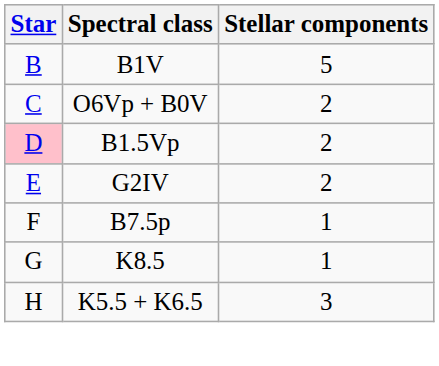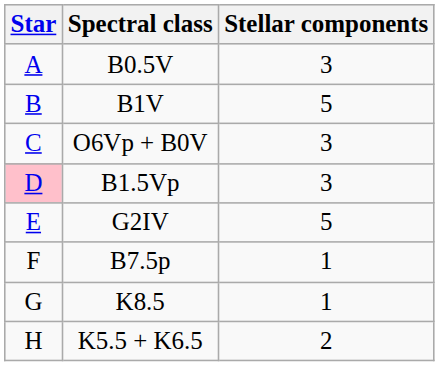+ row: (140, 63)
(326, 103) 2 -> (326, 143) 3
(326, 143) 2 -> (326, 182) 3
(326, 182) 2 -> (326, 222) 5
(326, 301) 3 -> (326, 340) 2
